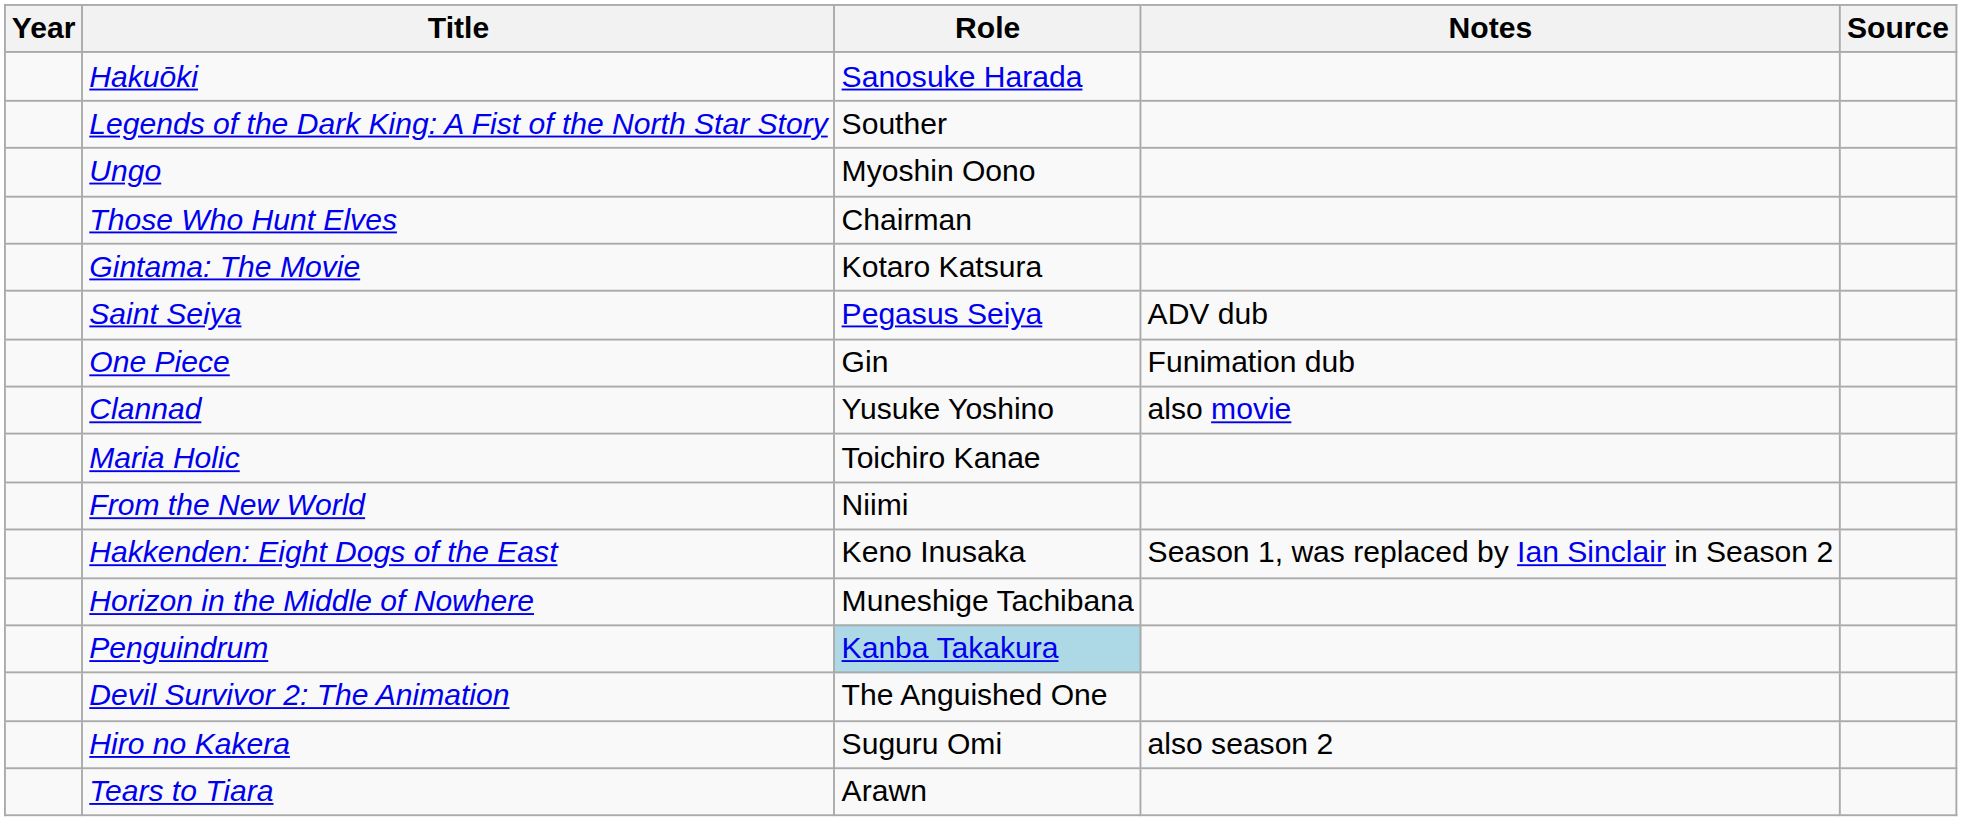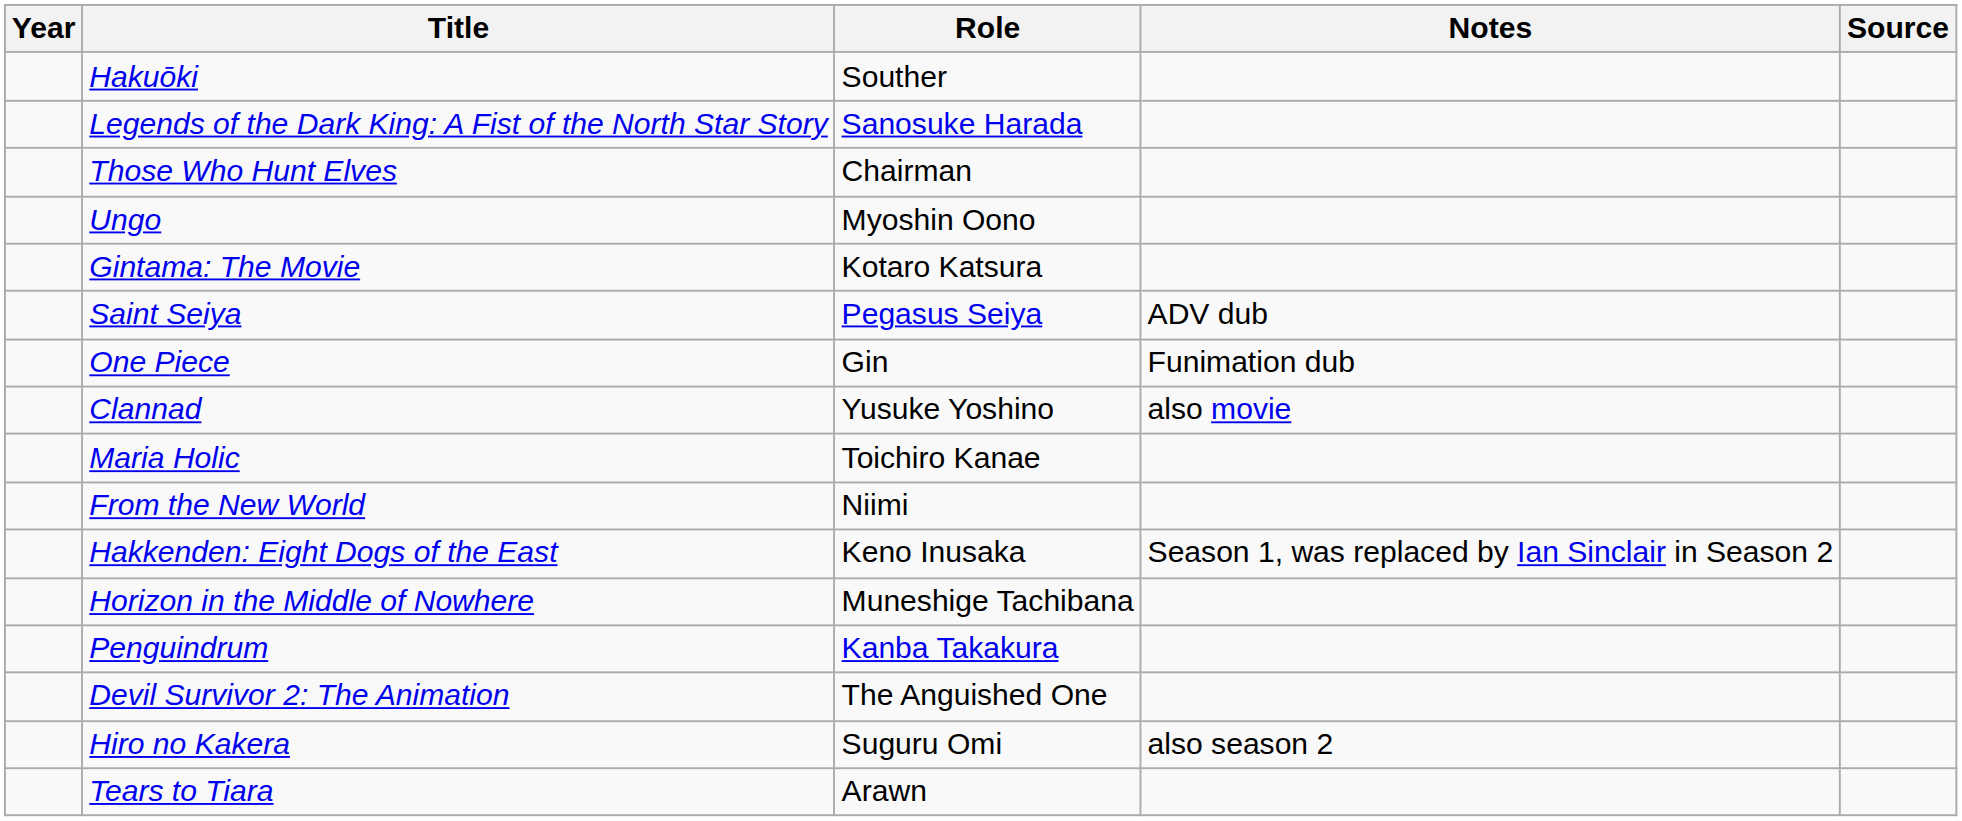(962, 76) Sanosuke Harada -> (894, 76) Souther
(894, 123) Souther -> (962, 123) Sanosuke Harada
rows swapped: (243, 219) <-> (125, 171)
(950, 648) lightblue background -> (950, 648) no background
